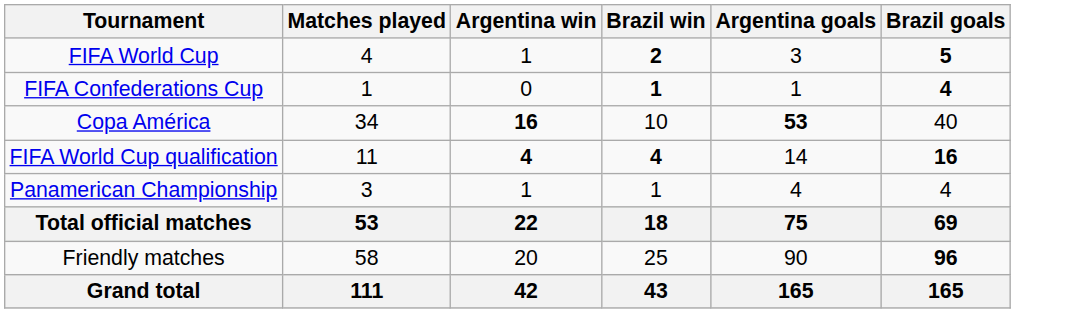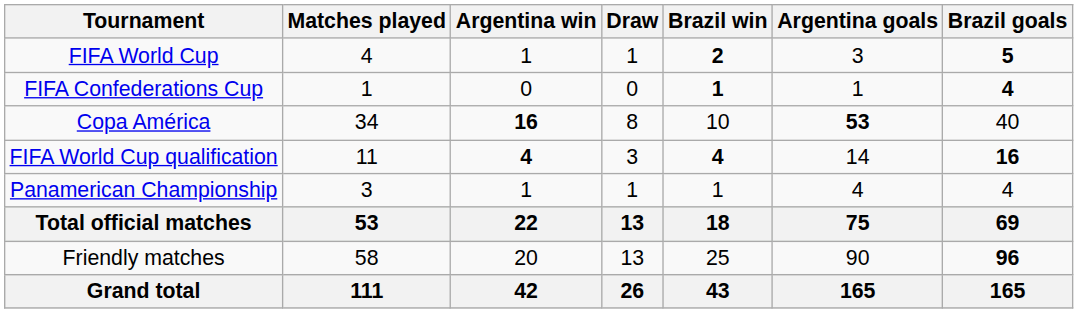+ column: (632, 21)
